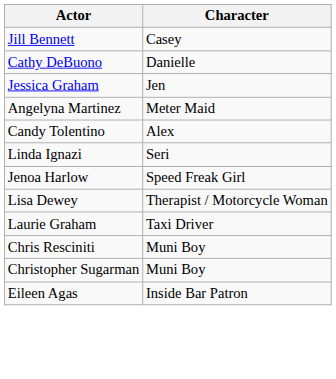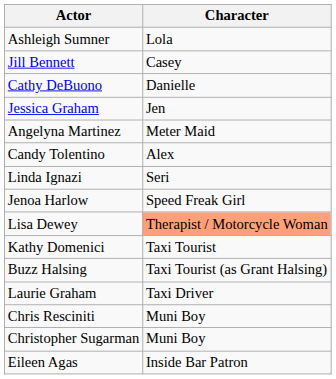+ row: (59, 39)
(237, 200) no background -> (237, 223) lightsalmon background
+ row: (56, 246)
+ row: (47, 270)
